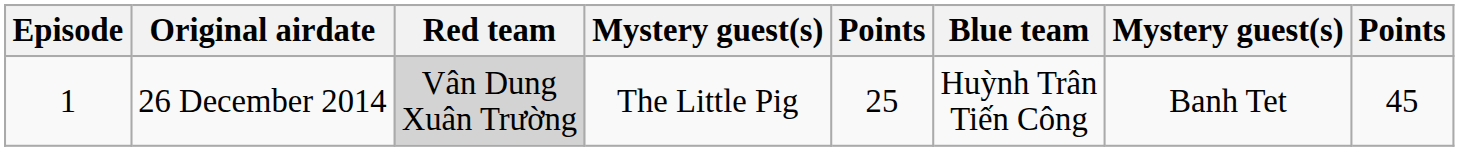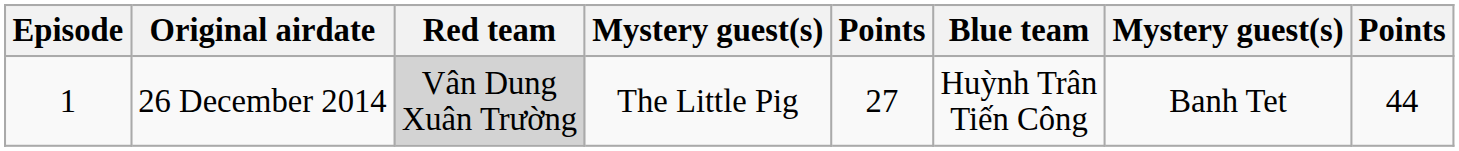(882, 100) 25 -> (882, 100) 27
(1402, 100) 45 -> (1402, 100) 44
